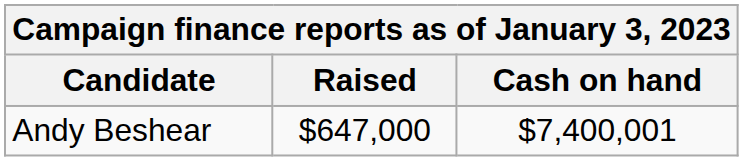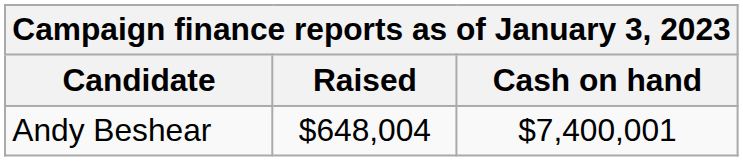(365, 130) $647,000 -> (365, 130) $648,004
